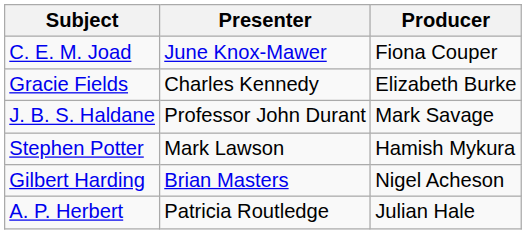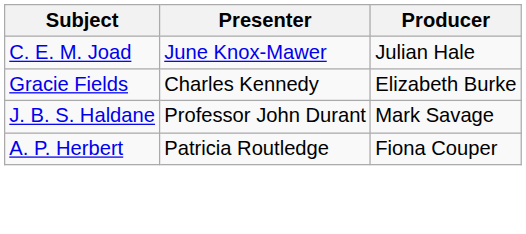(436, 52) Fiona Couper -> (425, 52) Julian Hale
- row: (77, 148)
- row: (77, 180)
(425, 212) Julian Hale -> (436, 148) Fiona Couper
